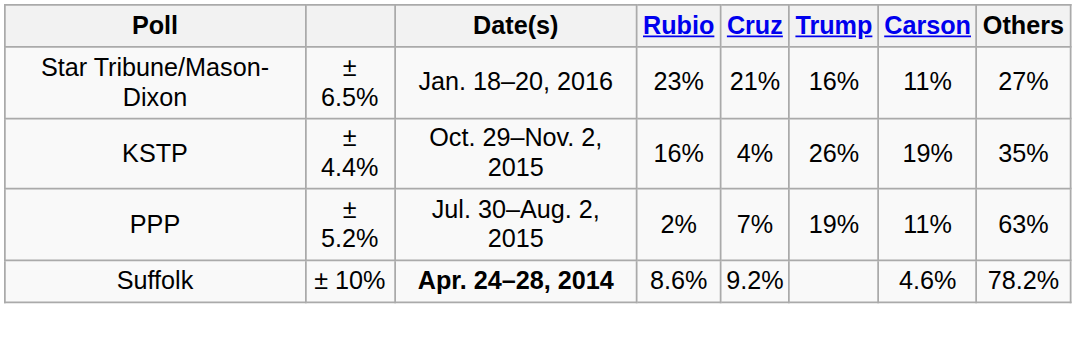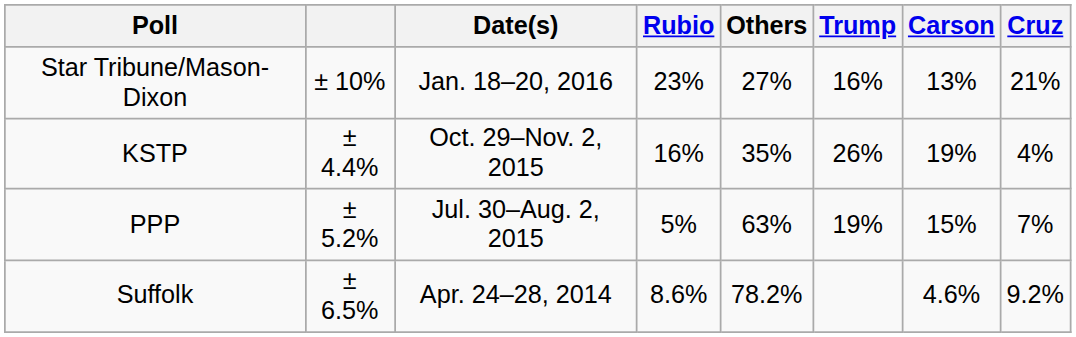columns swapped: (755, 25) <-> (1023, 25)
(350, 82) ± 6.5% -> (350, 82) ± 10%
(928, 82) 11% -> (951, 82) 13%
(679, 224) 2% -> (679, 224) 5%
(928, 224) 11% -> (951, 224) 15%
(350, 281) ± 10% -> (350, 296) ± 6.5%
(516, 281) bold -> (516, 296) normal
